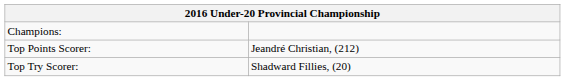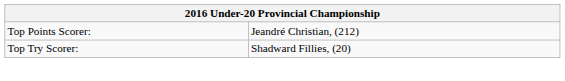- row: (35, 31)
